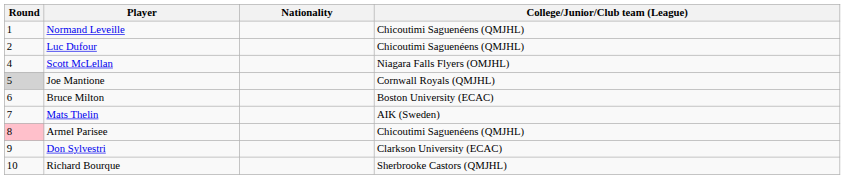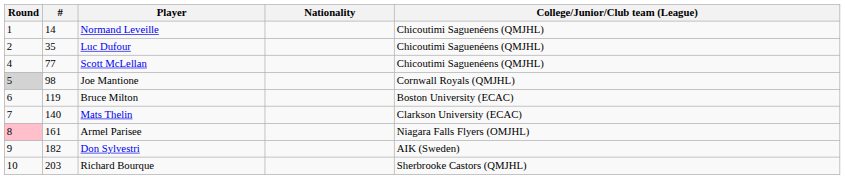+ column: (60, 13)
(443, 64) Niagara Falls Flyers (OMJHL) -> (470, 64) Chicoutimi Saguenéens (QMJHL)
(408, 115) AIK (Sweden) -> (459, 115) Clarkson University (ECAC)
(450, 132) Chicoutimi Saguenéens (QMJHL) -> (463, 132) Niagara Falls Flyers (OMJHL)
(439, 149) Clarkson University (ECAC) -> (428, 149) AIK (Sweden)
